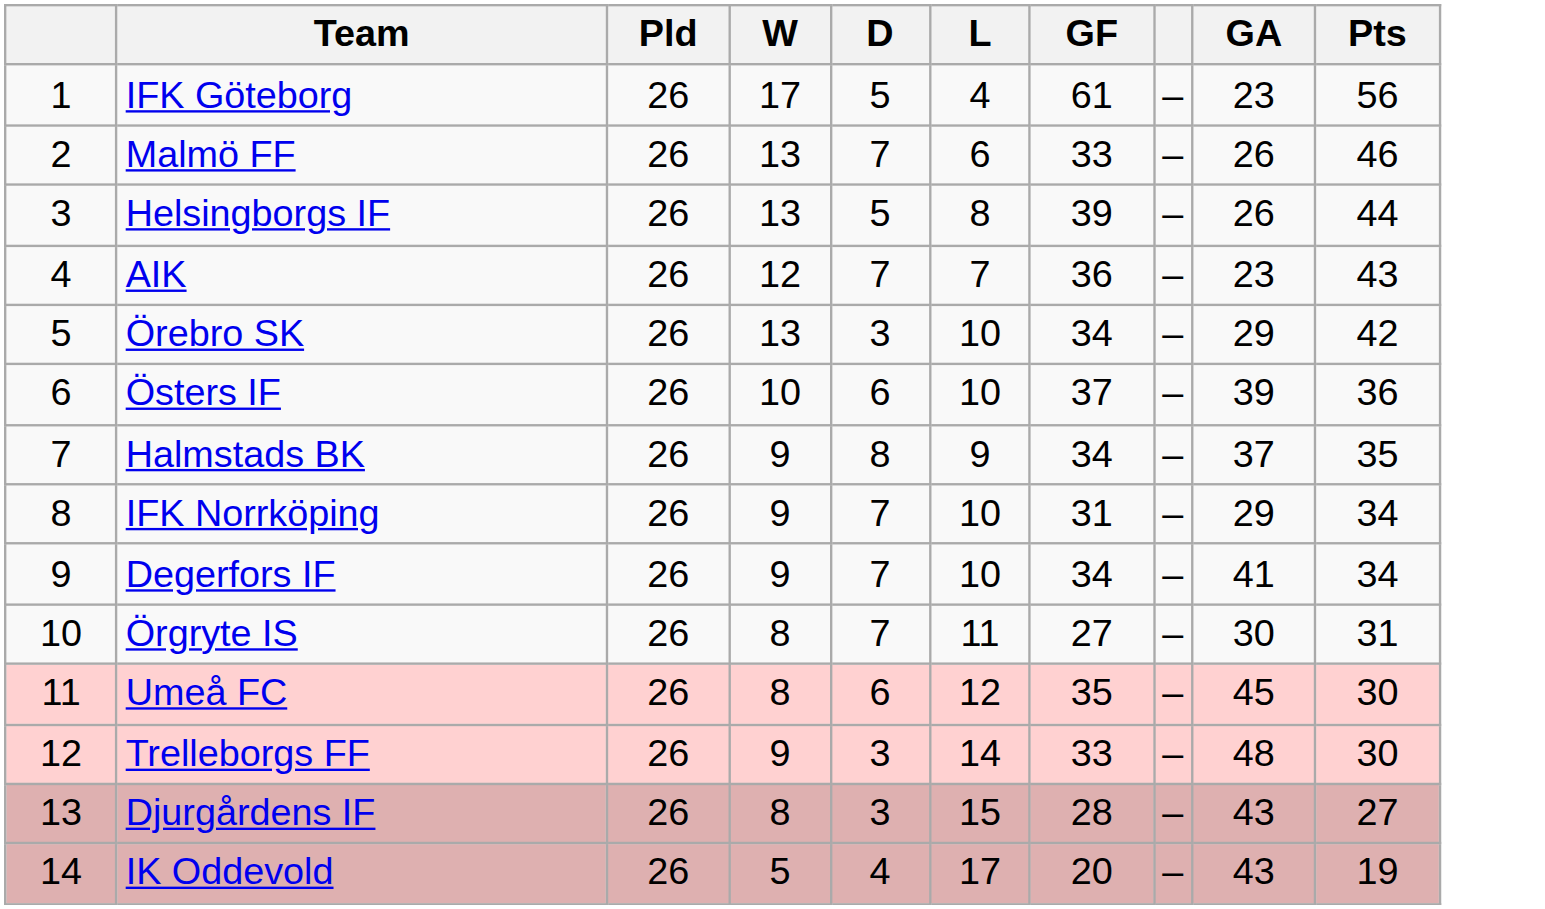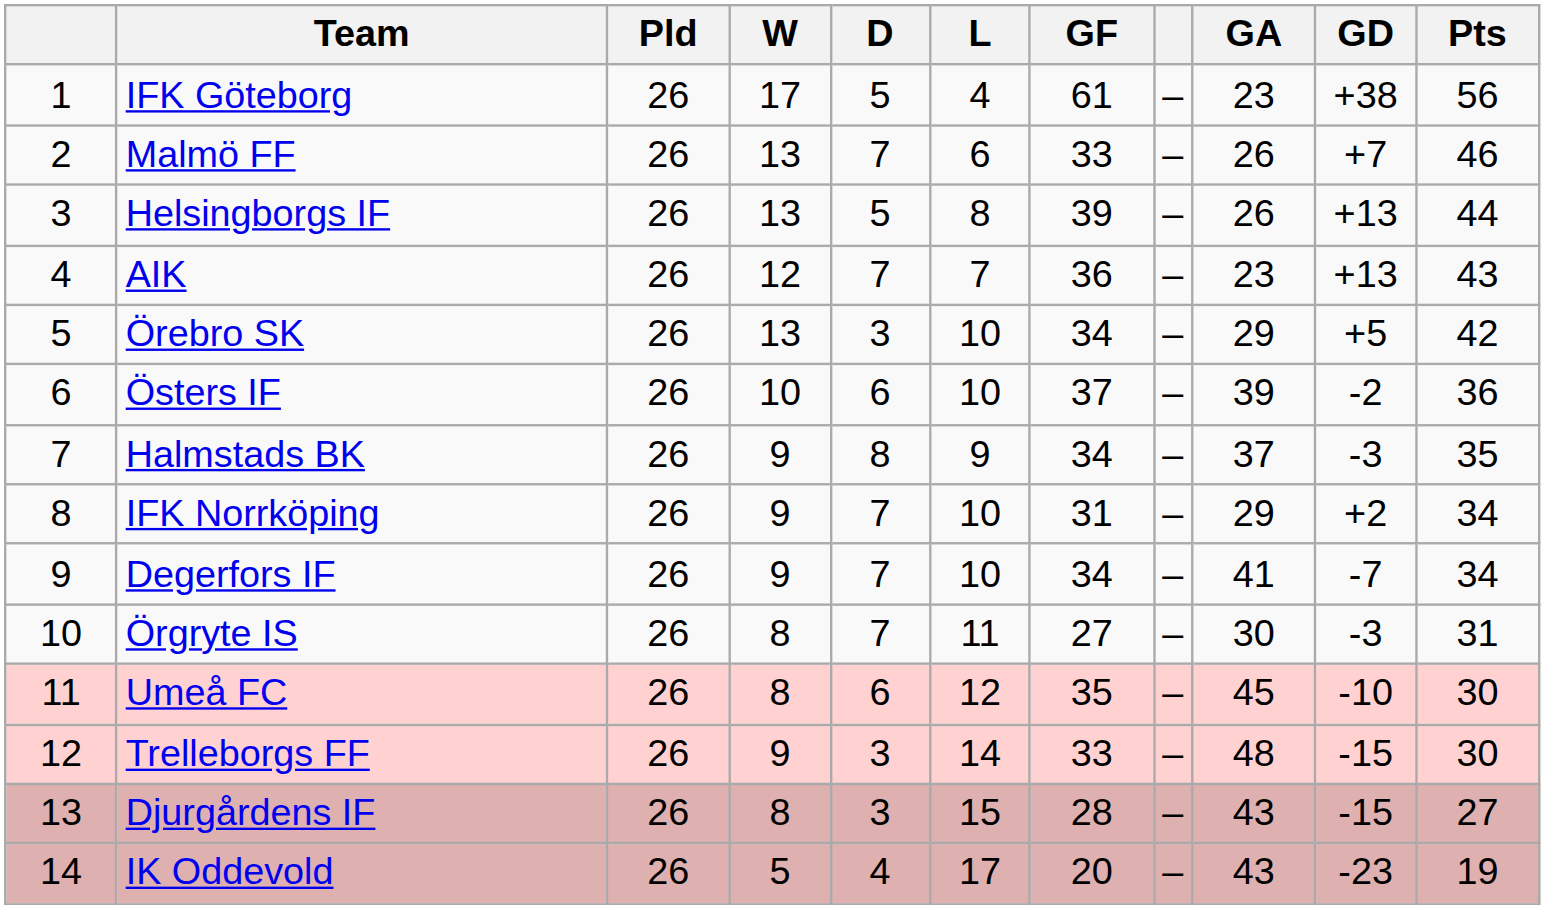+ column: (1366, 34)
